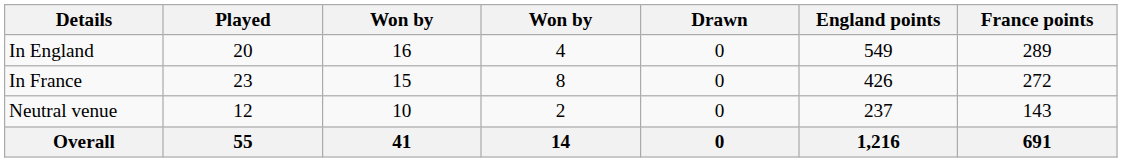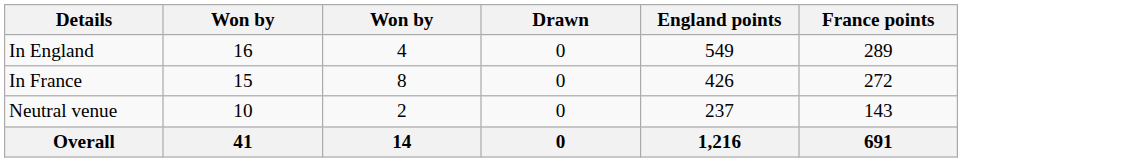- column: (243, 19)
